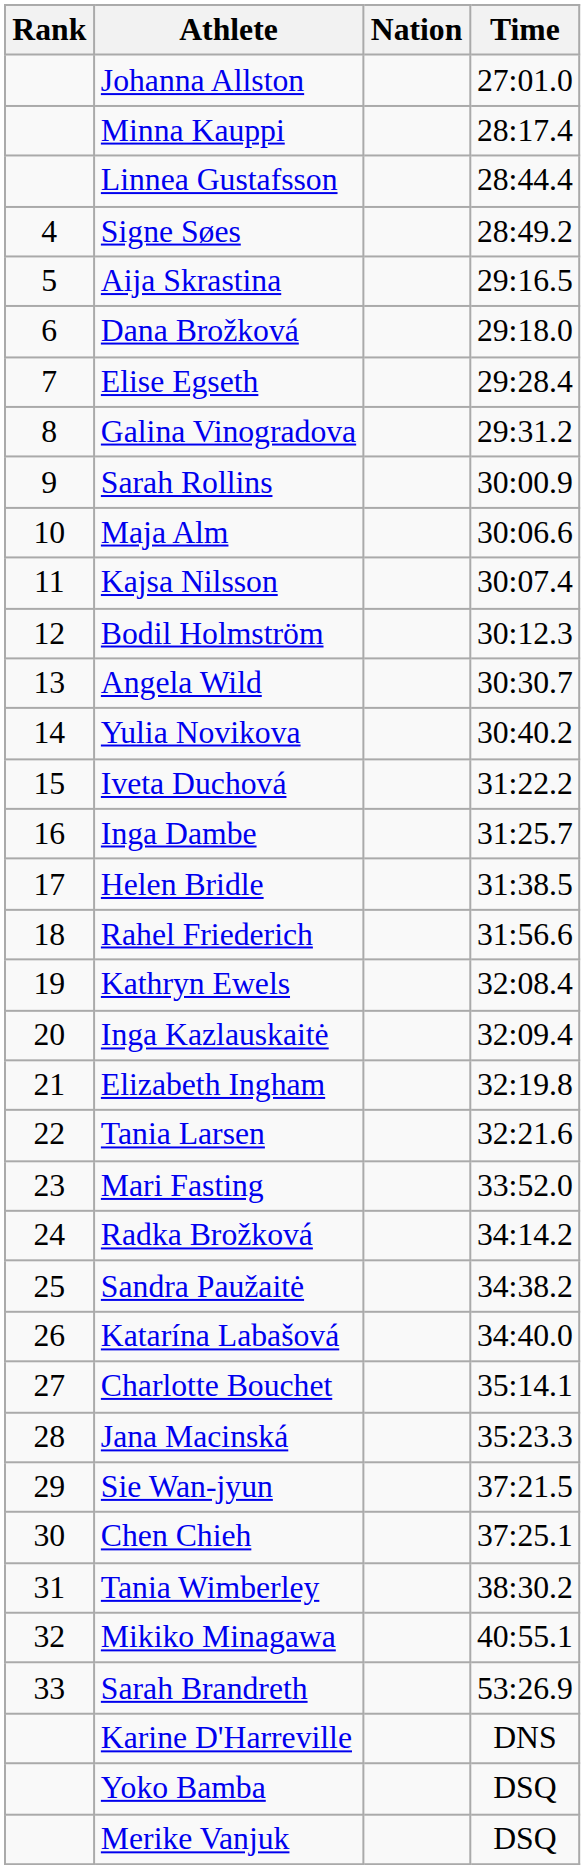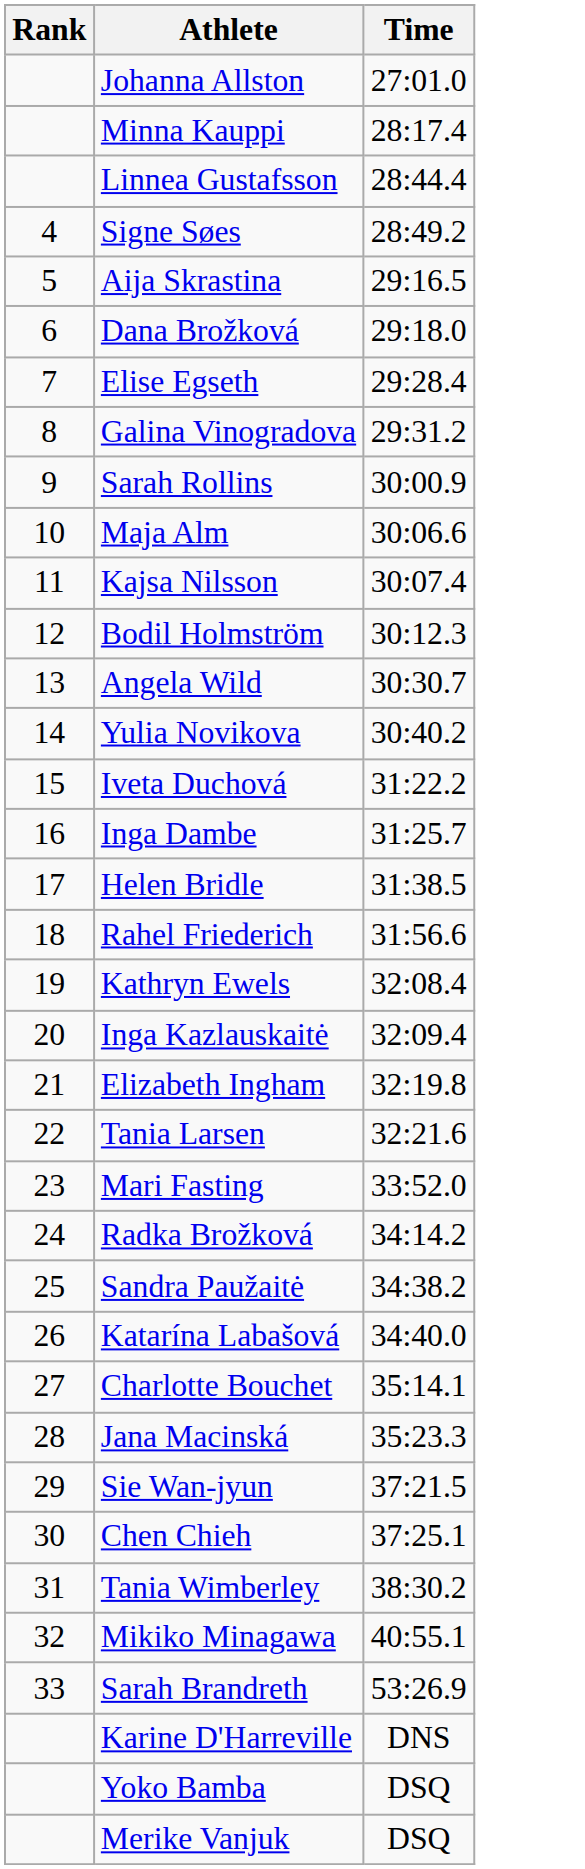- column: (417, 29)
